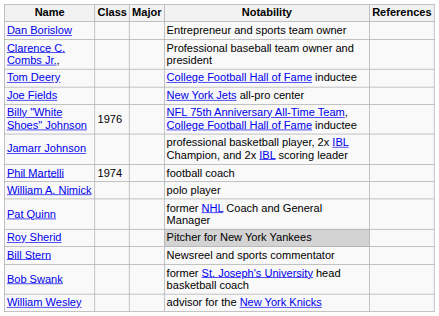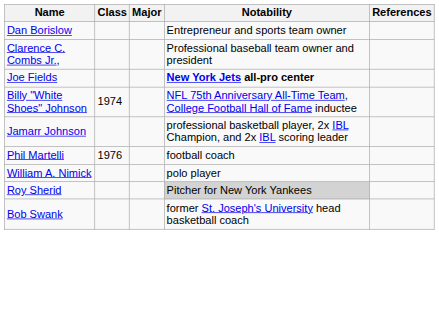- row: (34, 78)
(235, 95) normal -> (240, 78) bold
(110, 119) 1976 -> (110, 101) 1974
(110, 173) 1974 -> (110, 155) 1976
- row: (31, 214)
- row: (29, 255)
- row: (44, 302)
